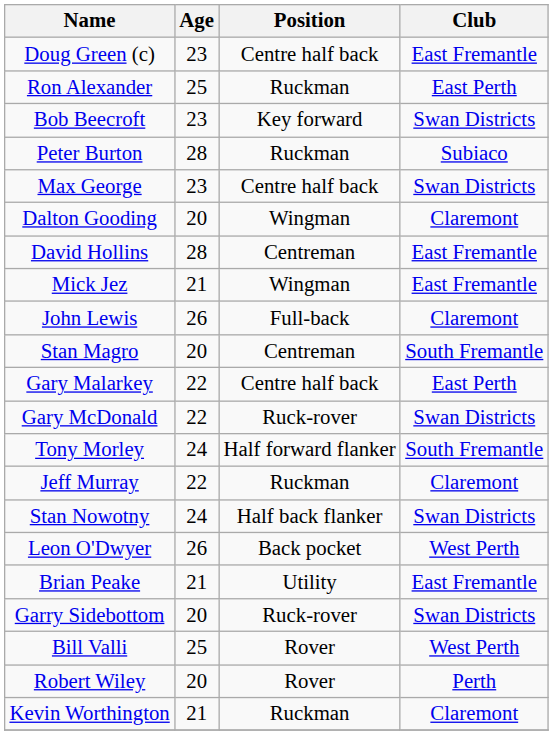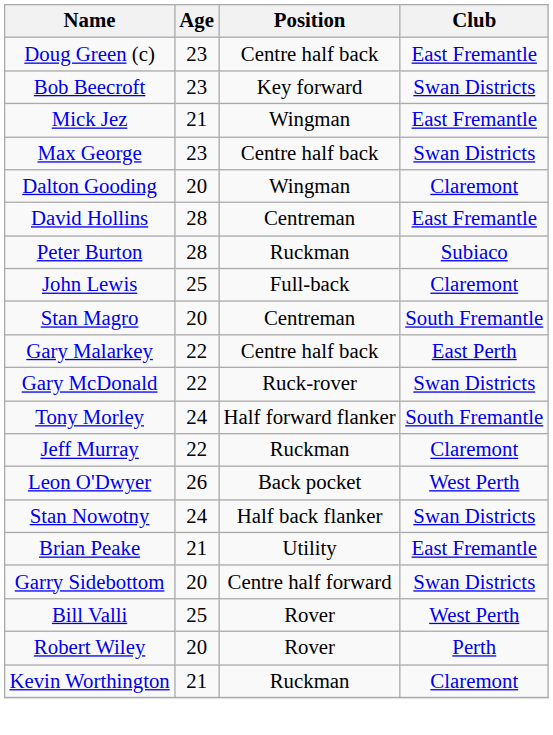- row: (90, 86)
rows swapped: (90, 152) <-> (90, 284)
(197, 317) 26 -> (197, 284) 25
rows swapped: (90, 515) <-> (90, 548)
(310, 614) Ruck-rover -> (310, 581) Centre half forward
